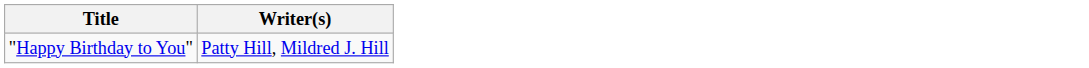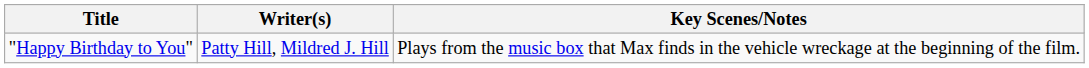+ column: (739, 18)
